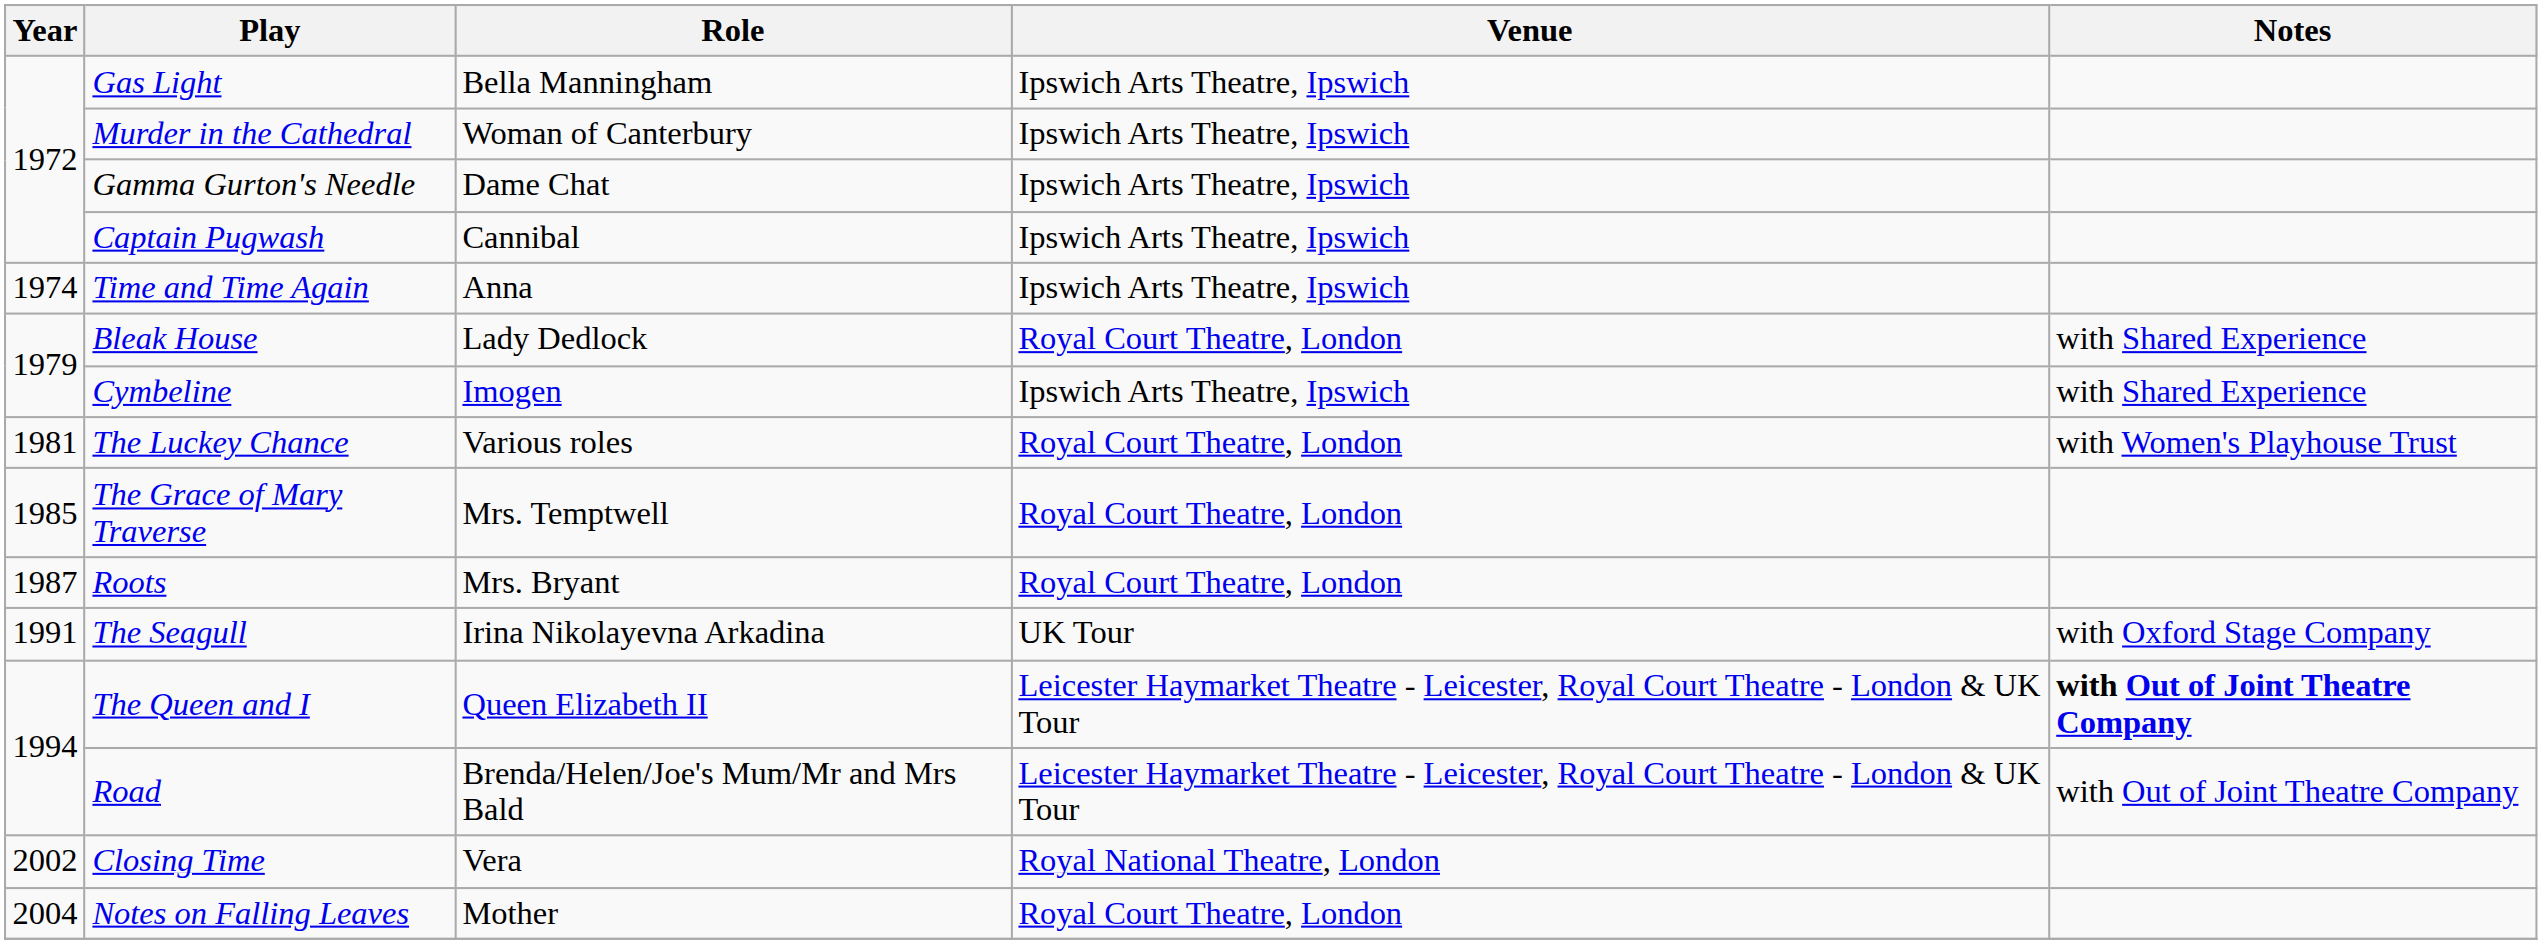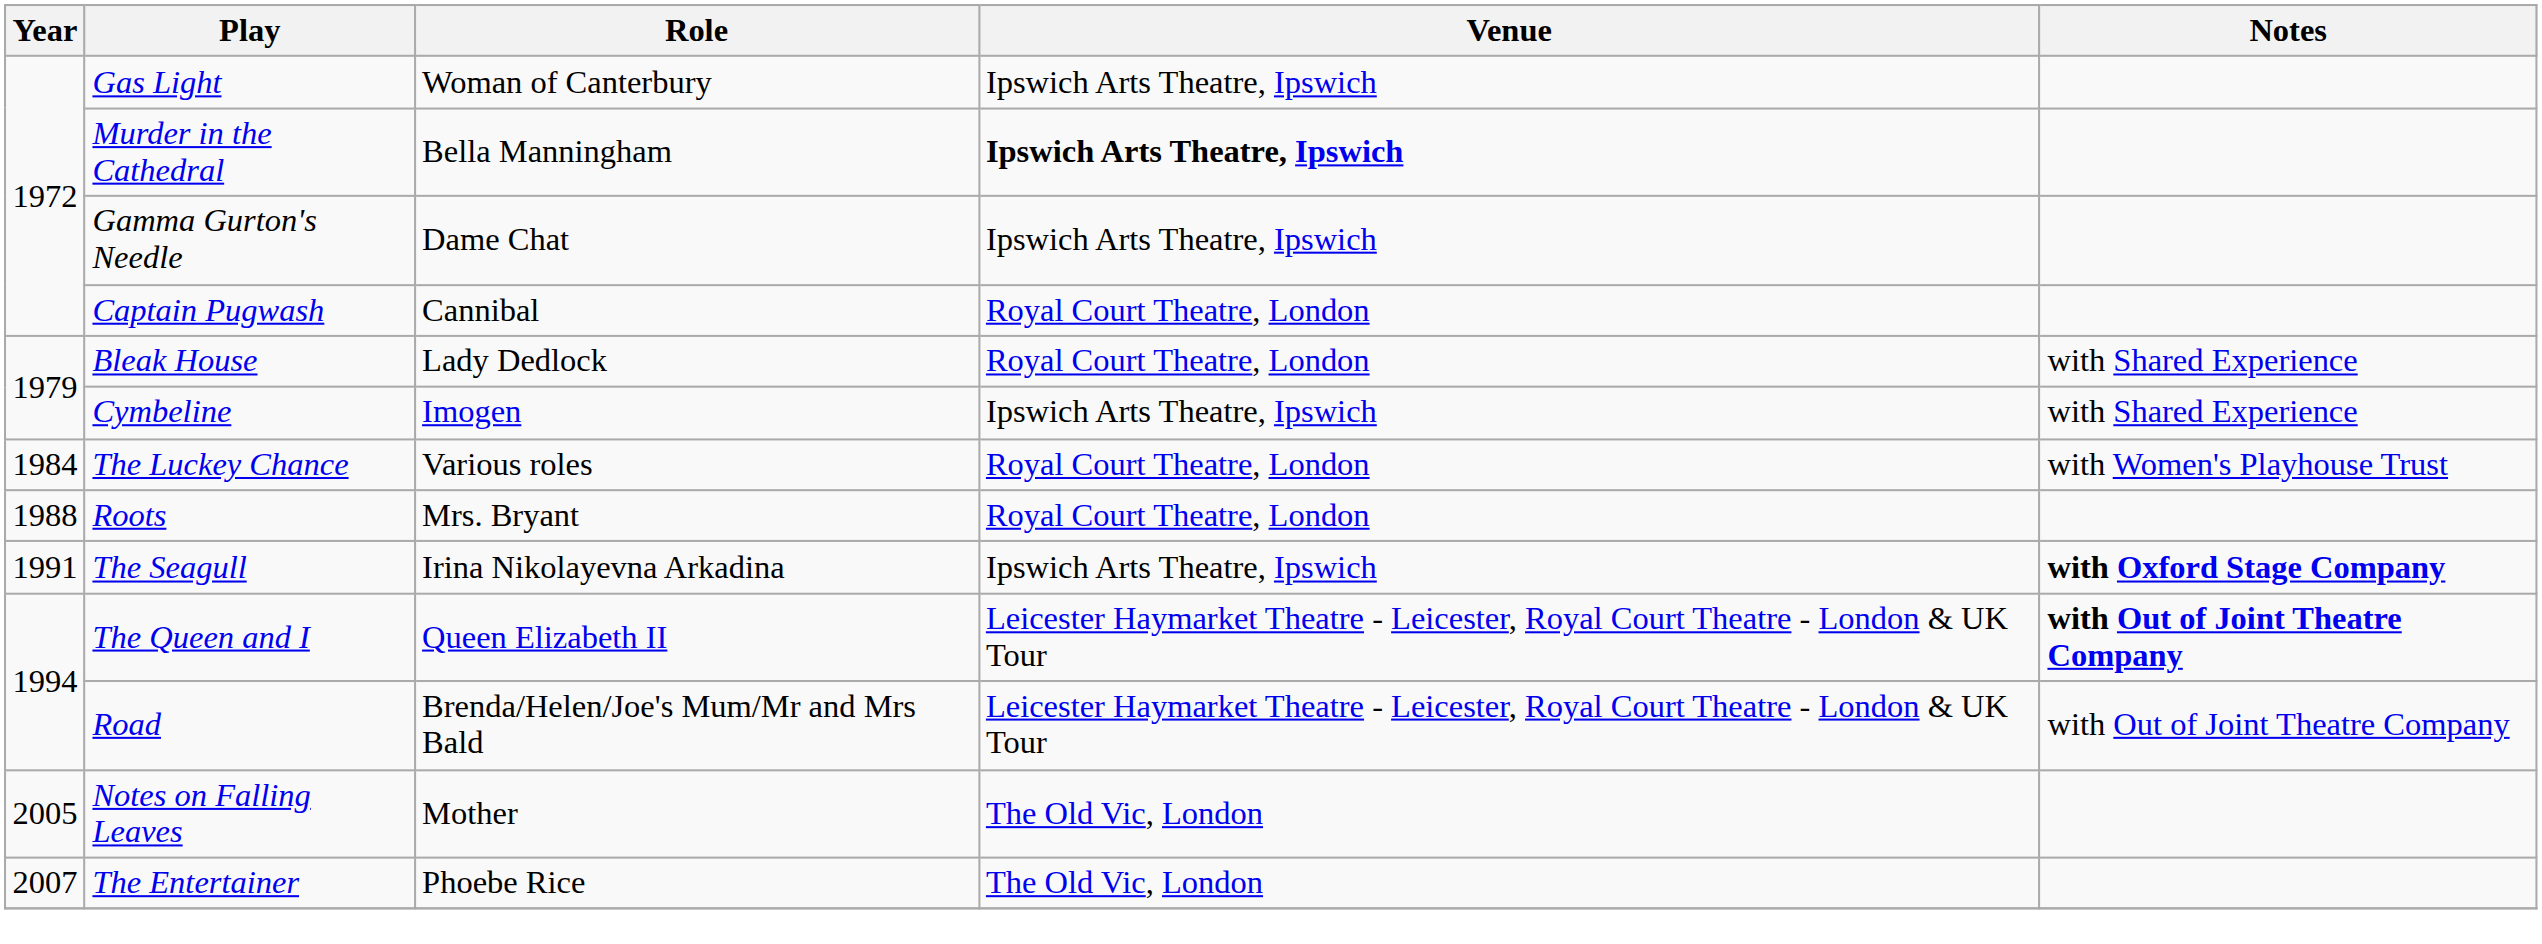(587, 81) Bella Manningham -> (567, 81) Woman of Canterbury
(607, 133) Woman of Canterbury -> (547, 151) Bella Manningham
(1214, 133) normal -> (1195, 151) bold
(1214, 236) Ipswich Arts Theatre, Ipswich -> (1178, 309) Royal Court Theatre, London
- row: (231, 287)
(45, 442) 1981 -> (45, 463) 1984
- row: (217, 512)
(45, 581) 1987 -> (45, 515) 1988
(1076, 633) UK Tour -> (1181, 566) Ipswich Arts Theatre, Ipswich
(2243, 633) normal -> (2246, 566) bold
- row: (179, 861)
(45, 912) 2004 -> (45, 812) 2005
(1210, 912) Royal Court Theatre, London -> (1124, 812) The Old Vic, London
+ row: (196, 882)
